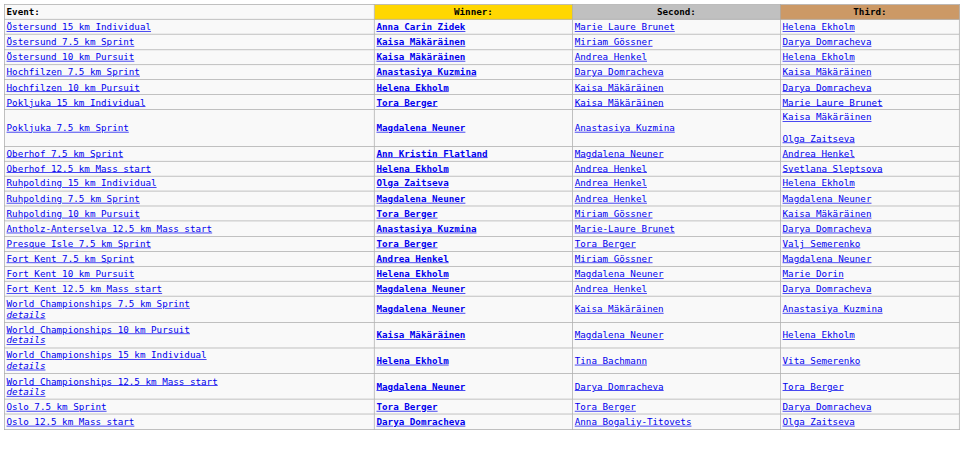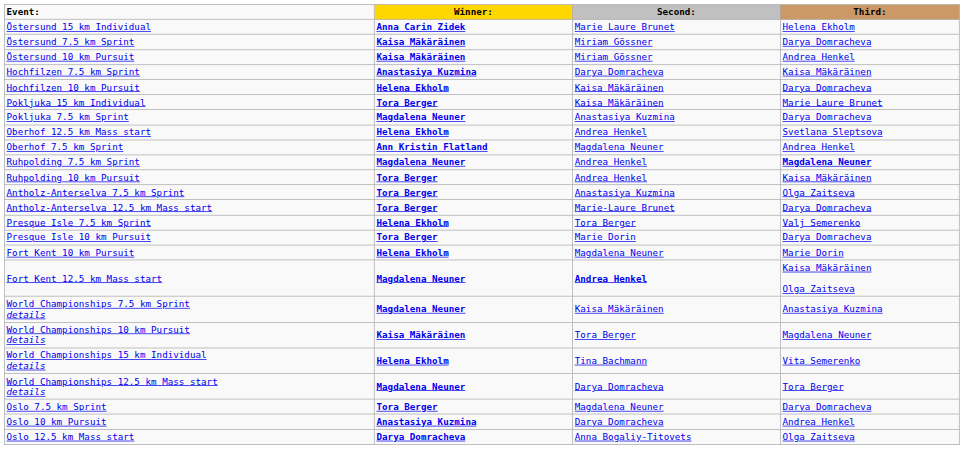(611, 57) Andrea Henkel -> (614, 57) Miriam Gössner
(819, 57) Helena Ekholm -> (819, 57) Andrea Henkel
(827, 128) Kaisa Mäkäräinen Olga Zaitseva -> (827, 117) Darya Domracheva
rows swapped: (65, 154) <-> (79, 169)
- row: (82, 184)
(827, 199) normal -> (827, 162) bold
(614, 214) Miriam Gössner -> (611, 177) Andrea Henkel
+ row: (95, 192)
(426, 229) Anastasiya Kuzmina -> (407, 207) Tora Berger
(407, 244) Tora Berger -> (413, 222) Helena Ekholm
+ row: (79, 238)
- row: (70, 259)
(611, 289) normal -> (611, 278) bold
(827, 289) Darya Domracheva -> (827, 278) Kaisa Mäkäräinen Olga Zaitseva
(619, 335) Magdalena Neuner -> (605, 335) Tora Berger
(819, 335) Helena Ekholm -> (827, 335) Magdalena Neuner
(605, 407) Tora Berger -> (619, 407) Magdalena Neuner
+ row: (57, 422)
